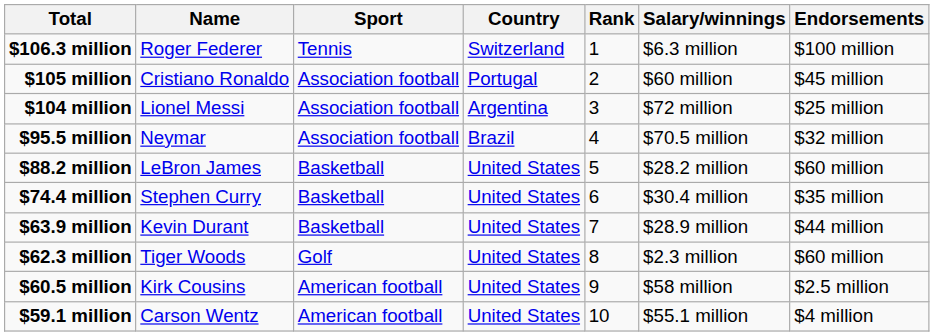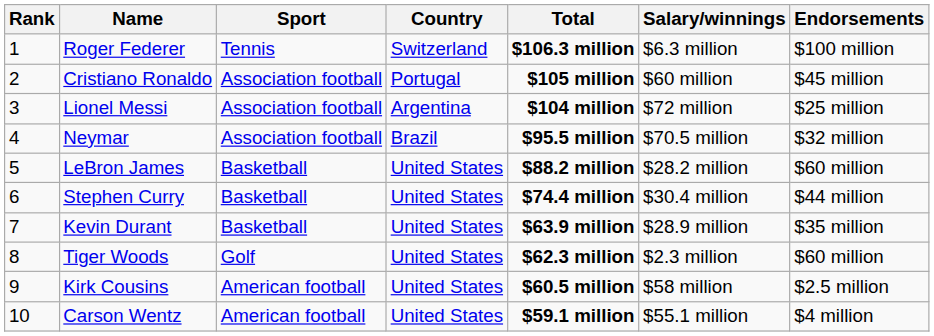columns swapped: (612, 19) <-> (70, 19)
(839, 197) $35 million -> (839, 197) $44 million
(839, 227) $44 million -> (839, 227) $35 million
